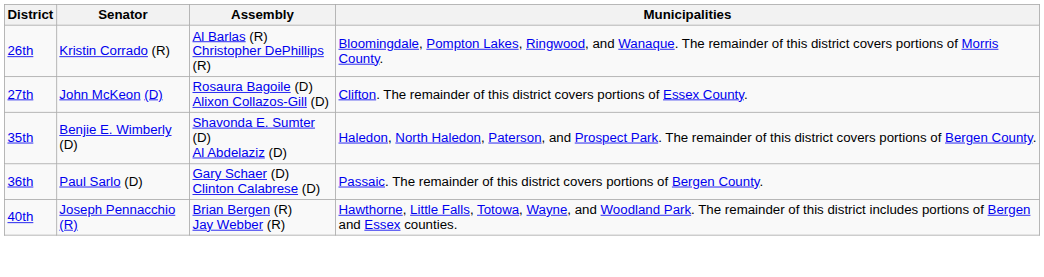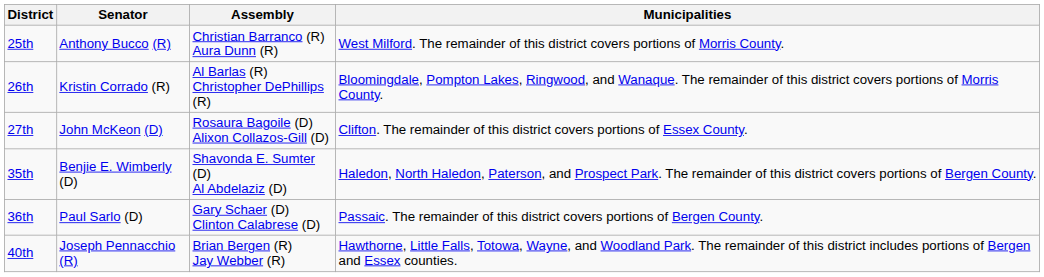+ row: (20, 43)
